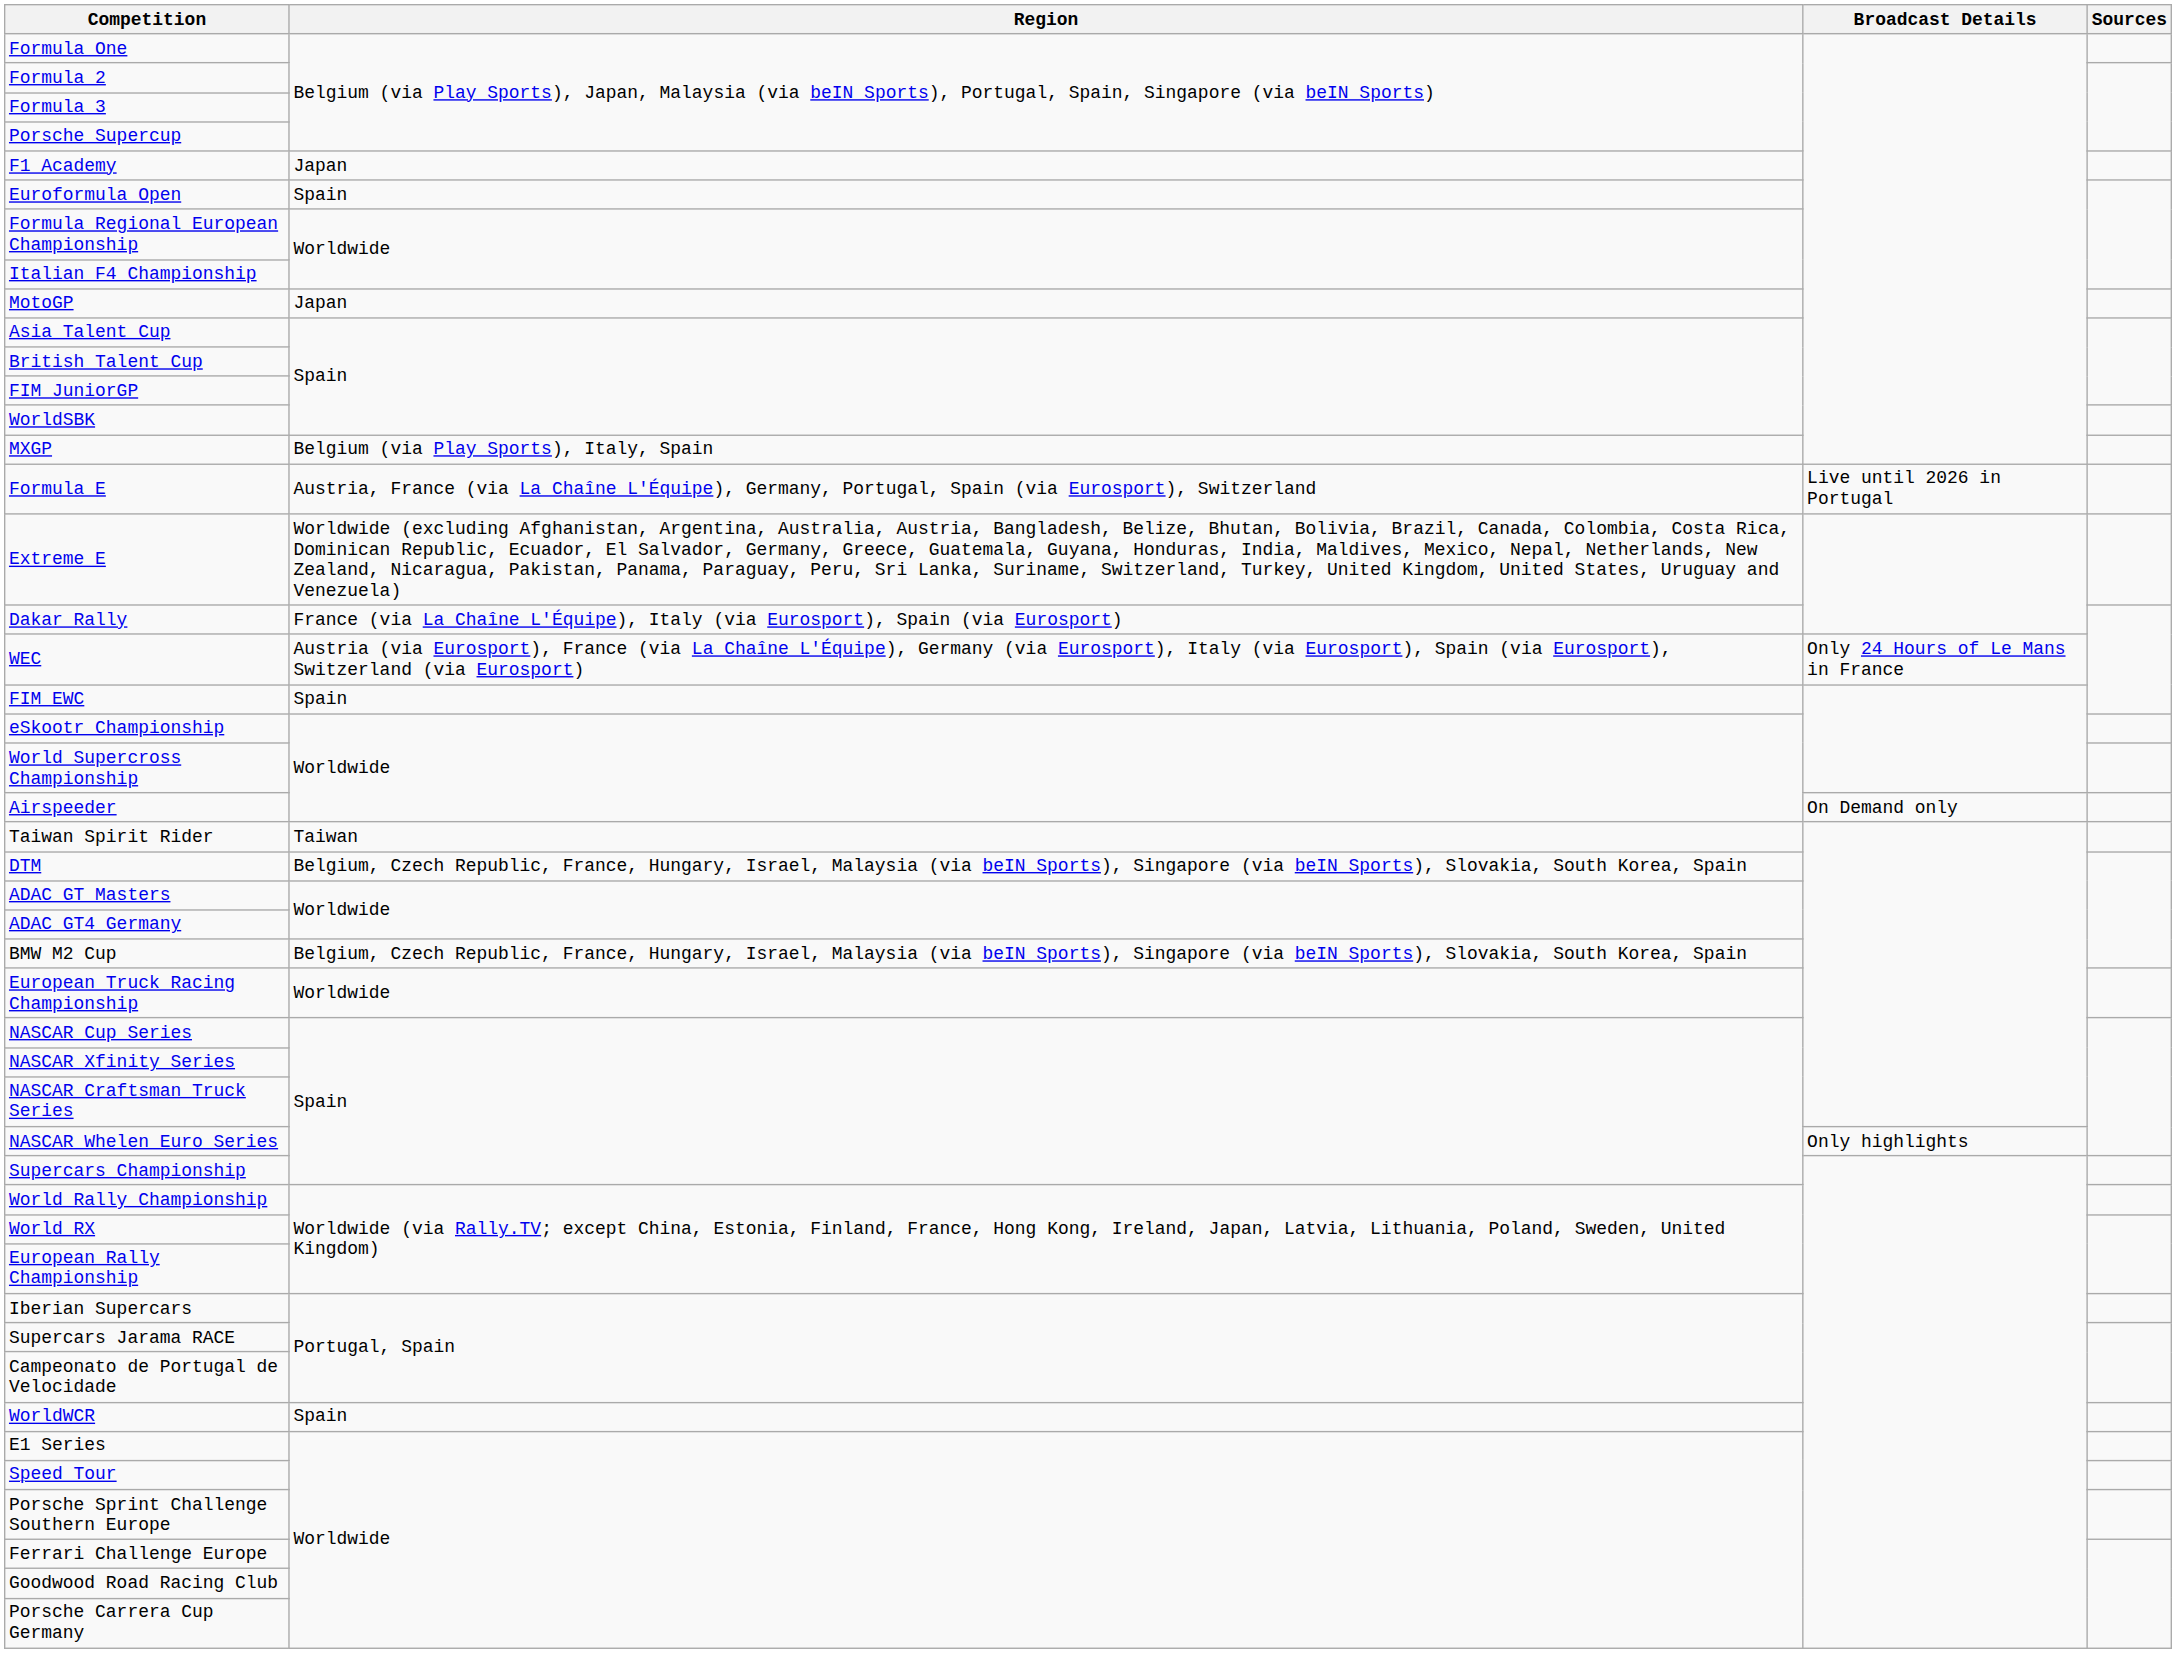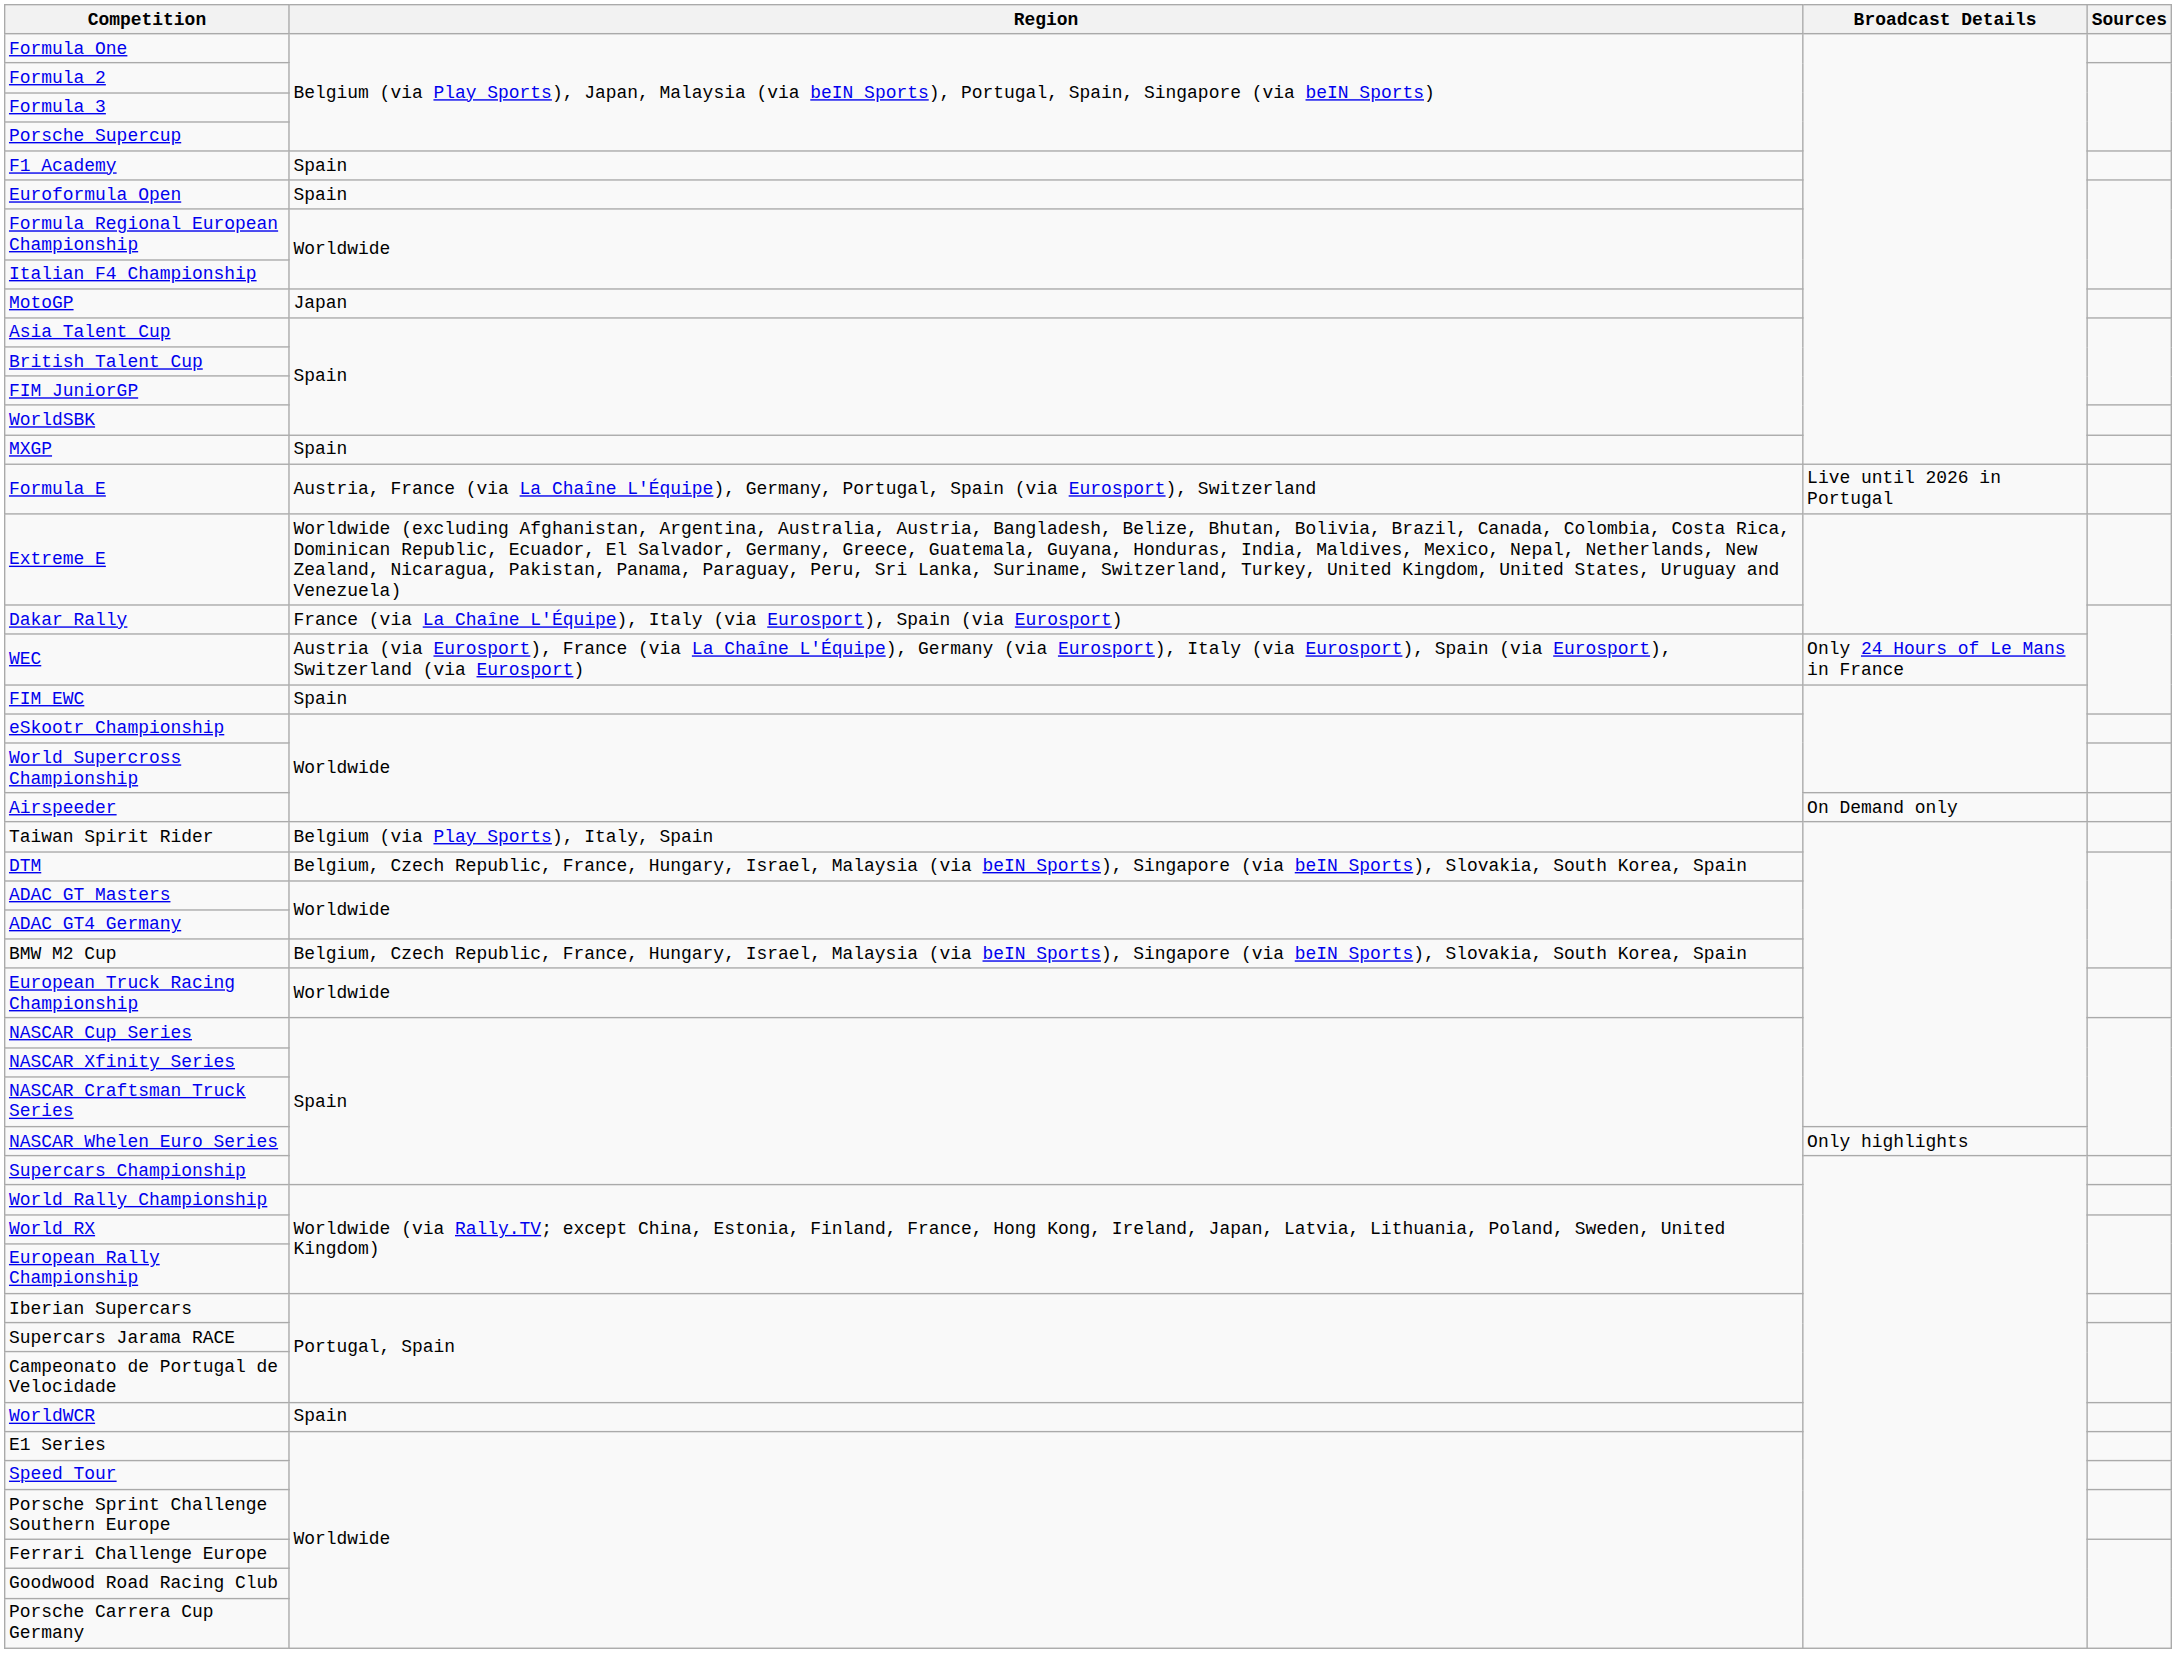(320, 166) Japan -> (320, 166) Spain
(503, 449) Belgium (via Play Sports), Italy, Spain -> (320, 449) Spain
(326, 837) Taiwan -> (503, 837) Belgium (via Play Sports), Italy, Spain
